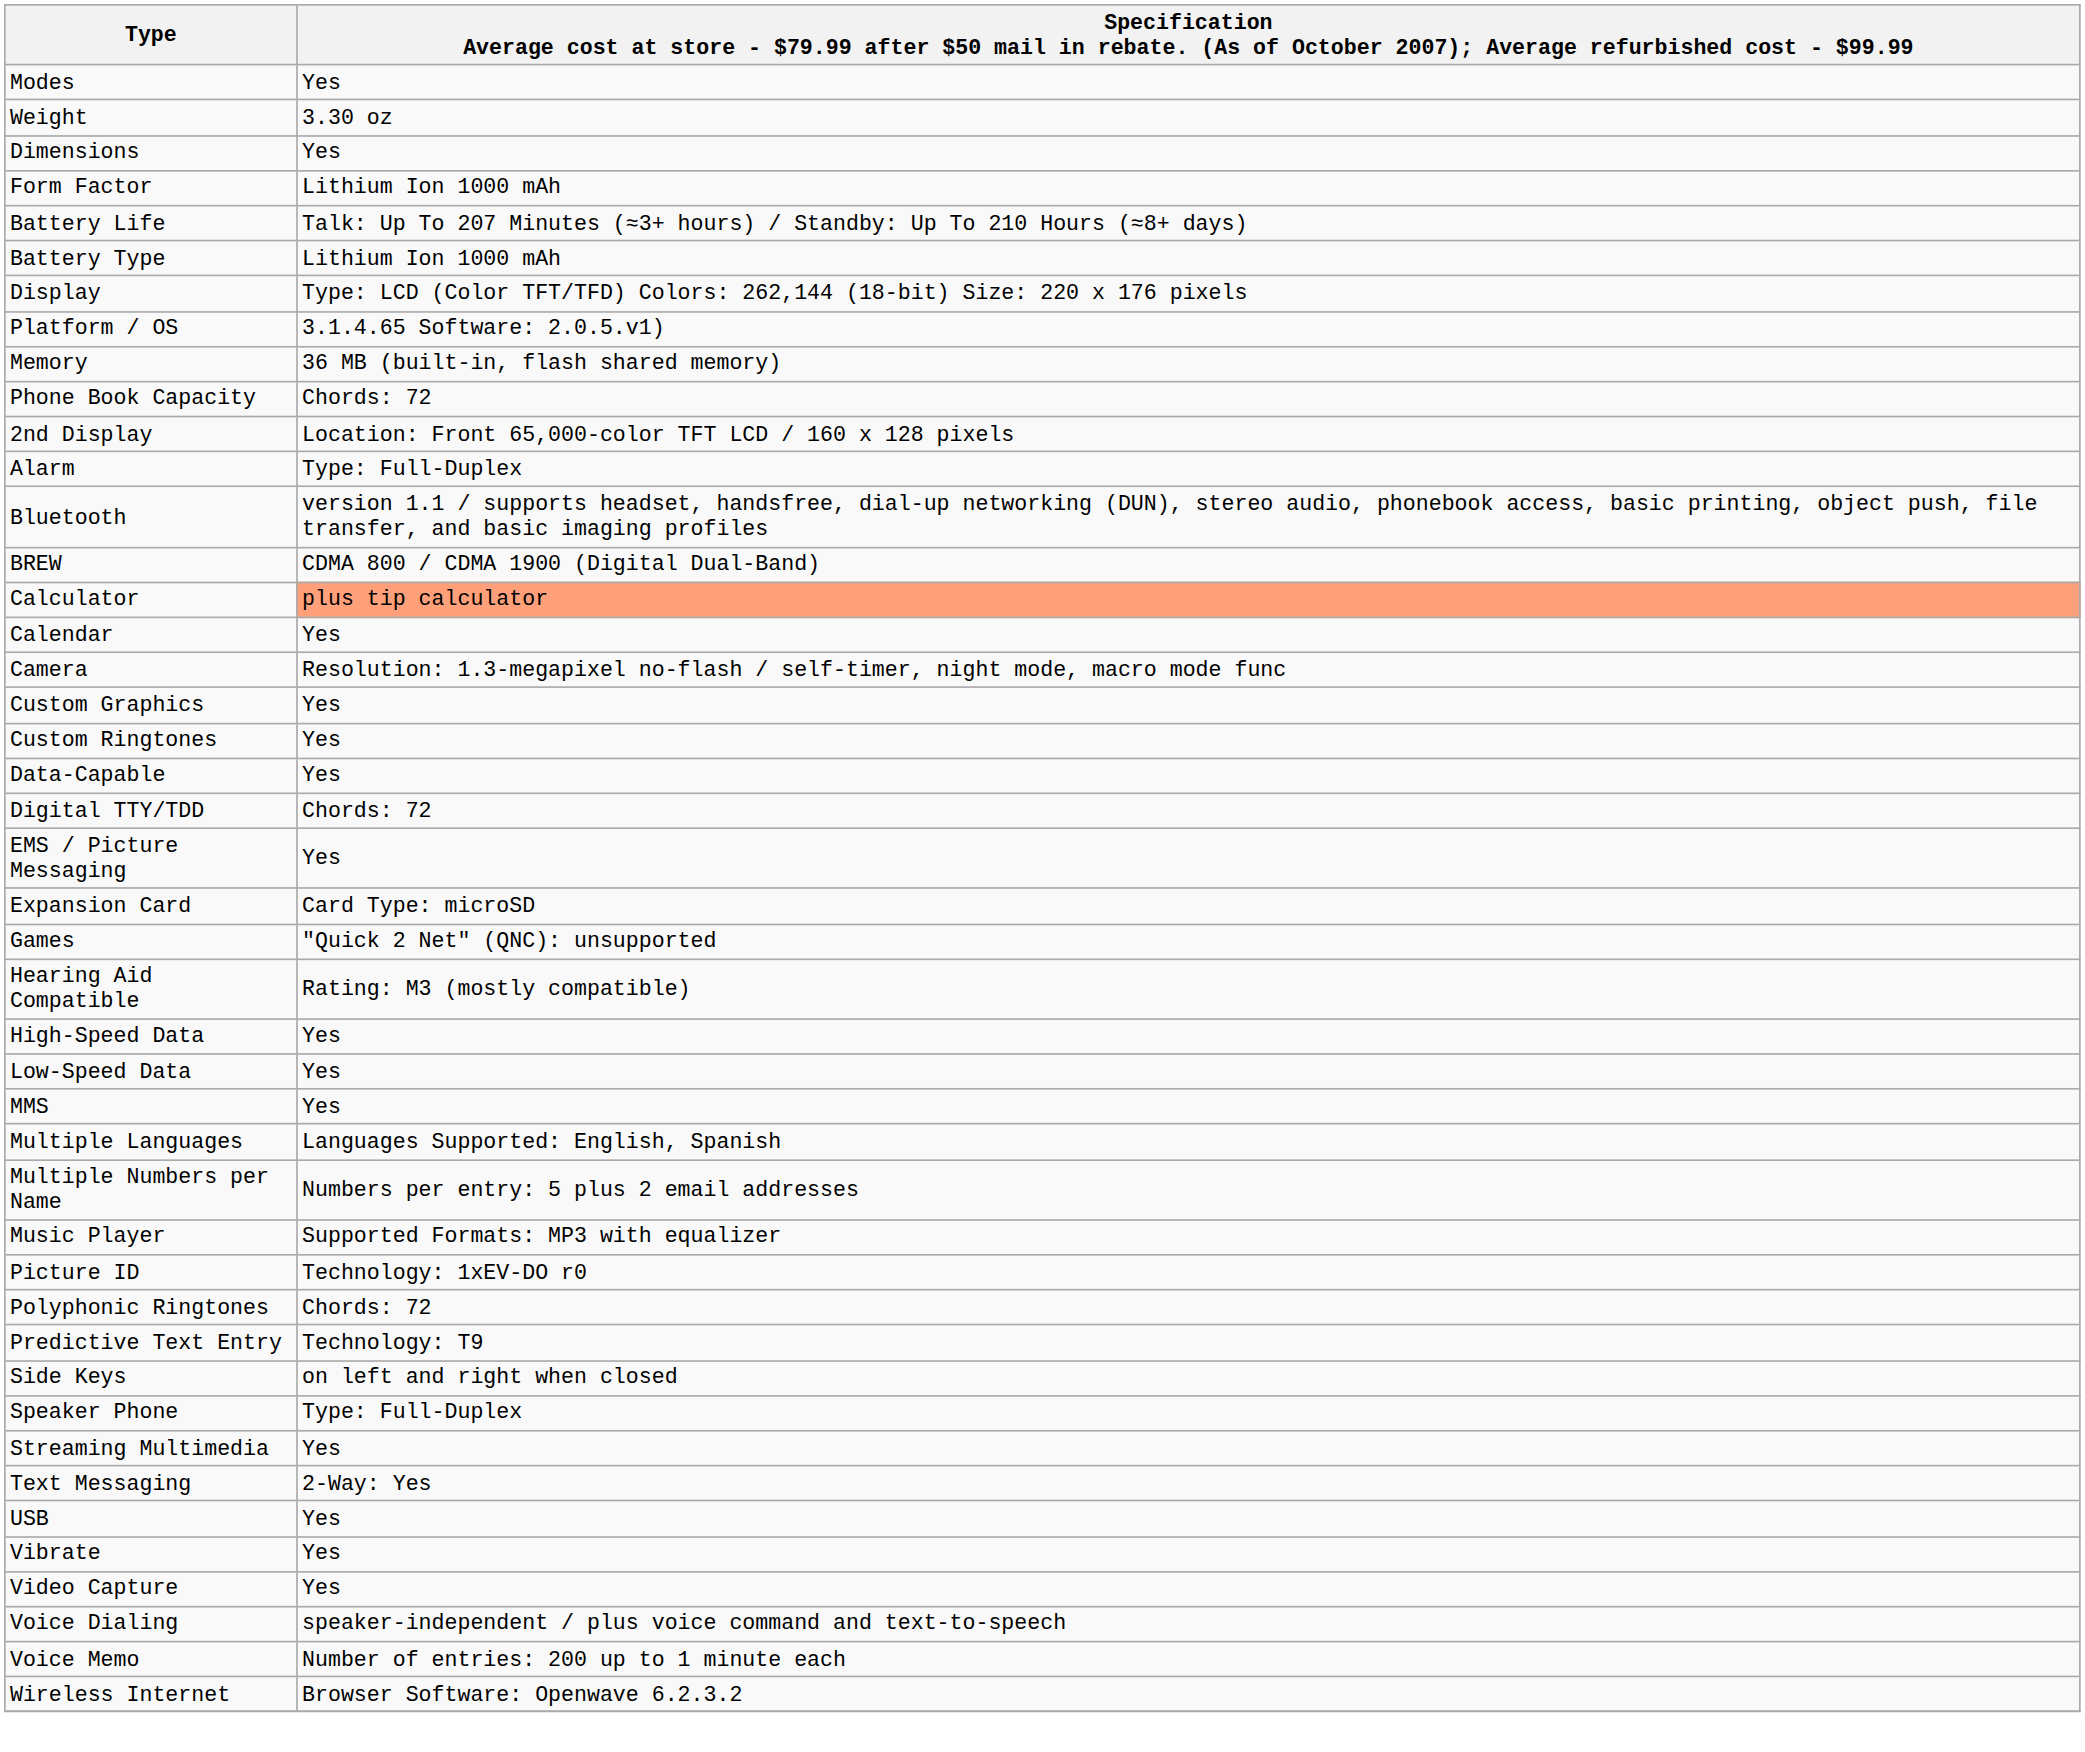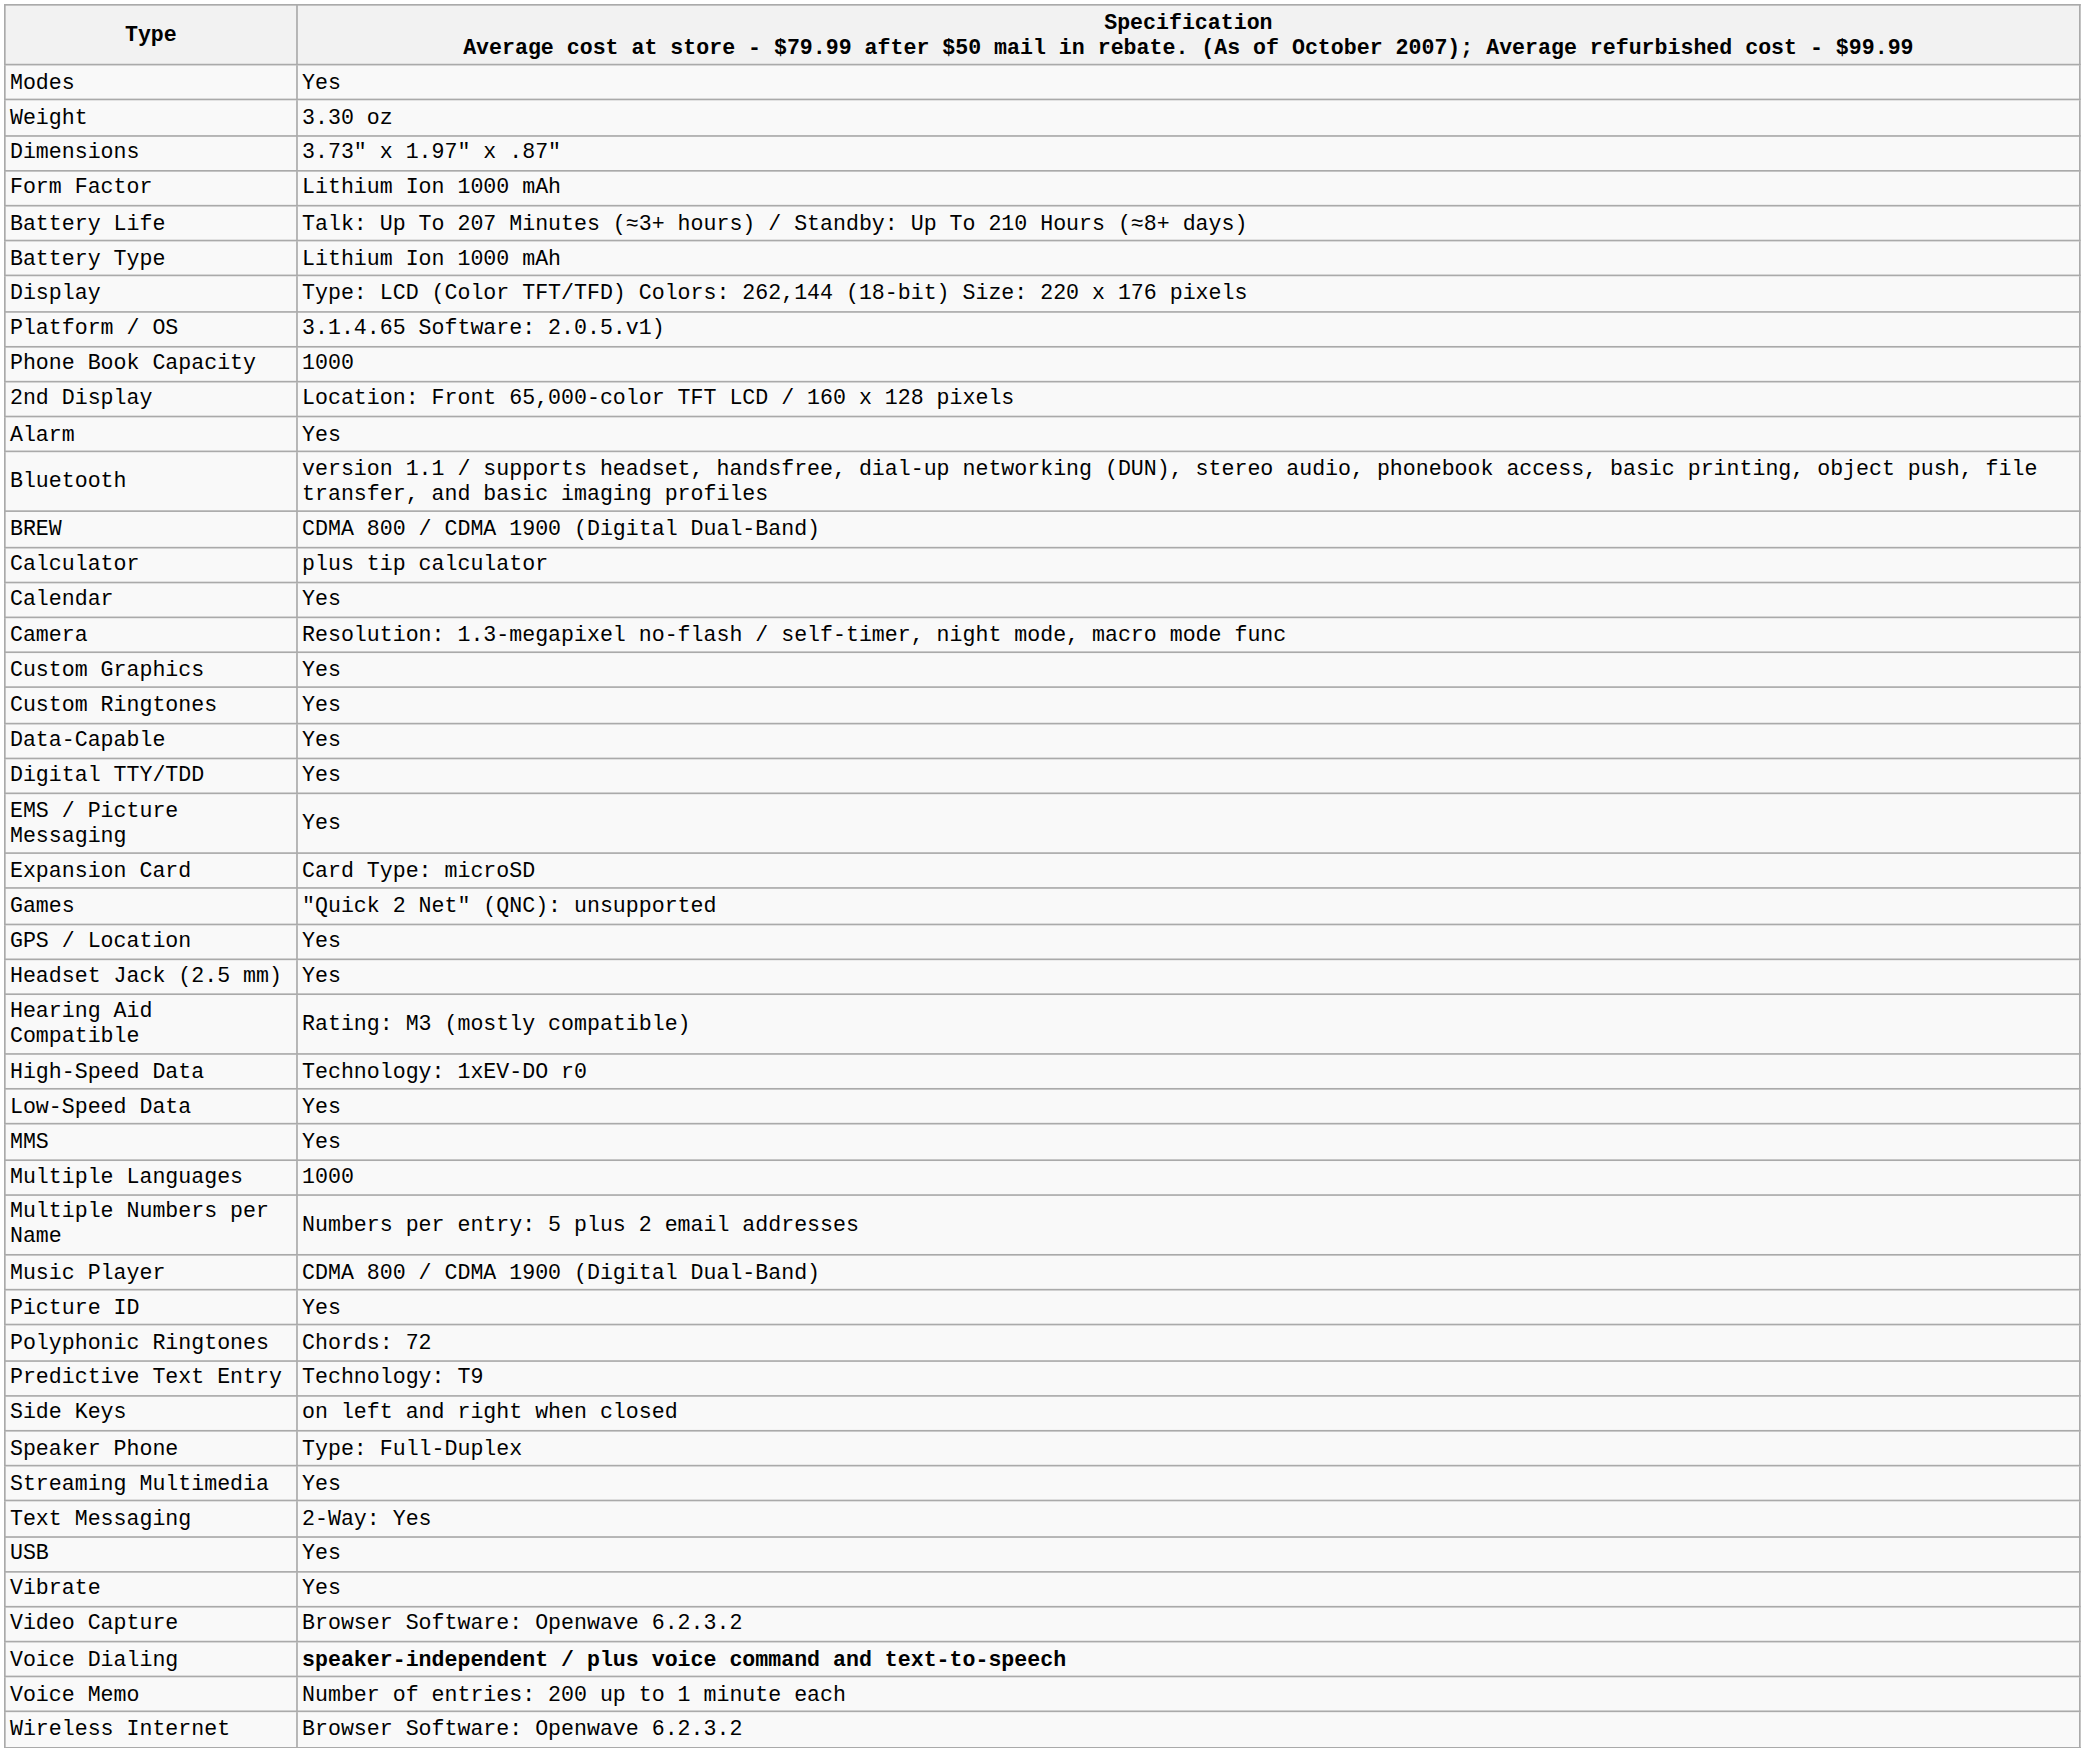(321, 153) Yes -> (432, 153) 3.73" x 1.97" x .87"
- row: (49, 364)
(367, 399) Chords: 72 -> (328, 364) 1000
(412, 469) Type: Full-Duplex -> (321, 434) Yes
(425, 600) lightsalmon background -> (425, 565) no background
(367, 811) Chords: 72 -> (321, 776) Yes
+ row: (101, 941)
+ row: (146, 976)
(321, 1036) Yes -> (445, 1072) Technology: 1xEV-DO r0
(542, 1142) Languages Supported: English, Spanish -> (328, 1177) 1000
(542, 1237) Supported Formats: MP3 with equalizer -> (561, 1272) CDMA 800 / CDMA 1900 (Digital Dual-Band)
(445, 1272) Technology: 1xEV-DO r0 -> (321, 1308) Yes
(321, 1589) Yes -> (522, 1624) Browser Software: Openwave 6.2.3.2
(684, 1624) normal -> (684, 1659) bold
